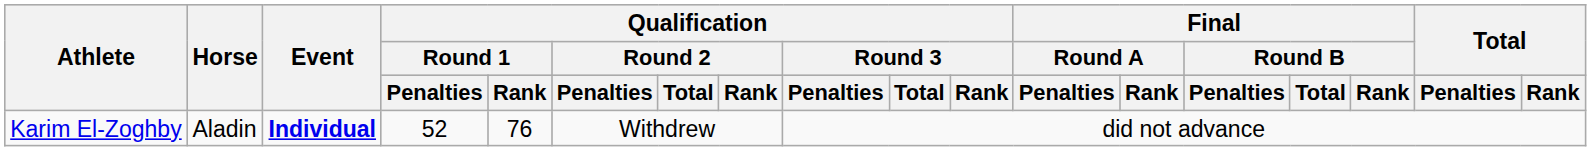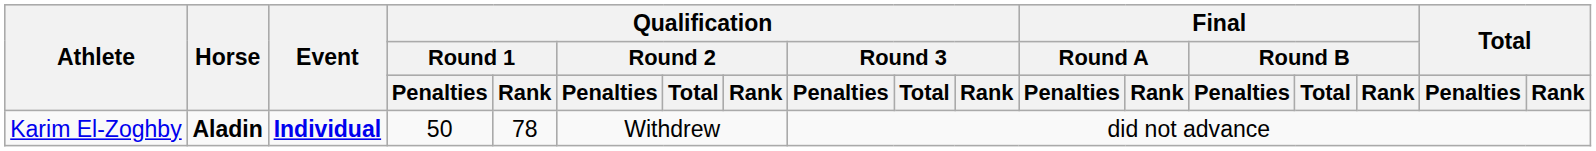(224, 128) normal -> (228, 128) bold
(435, 128) 52 -> (440, 128) 50
(520, 128) 76 -> (525, 128) 78
